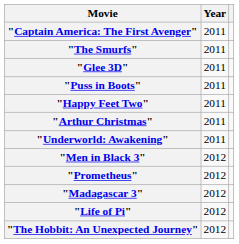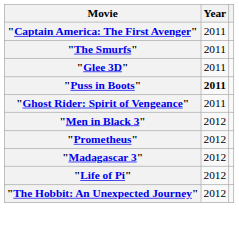(215, 85) normal -> (215, 85) bold
- row: (103, 103)
- row: (103, 121)
- row: (103, 139)
+ row: (103, 103)
